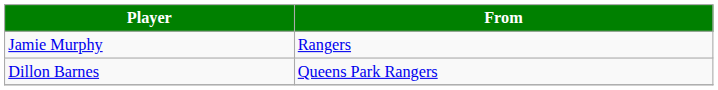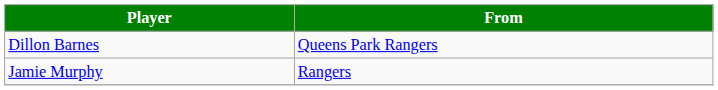rows swapped: (55, 44) <-> (54, 71)
